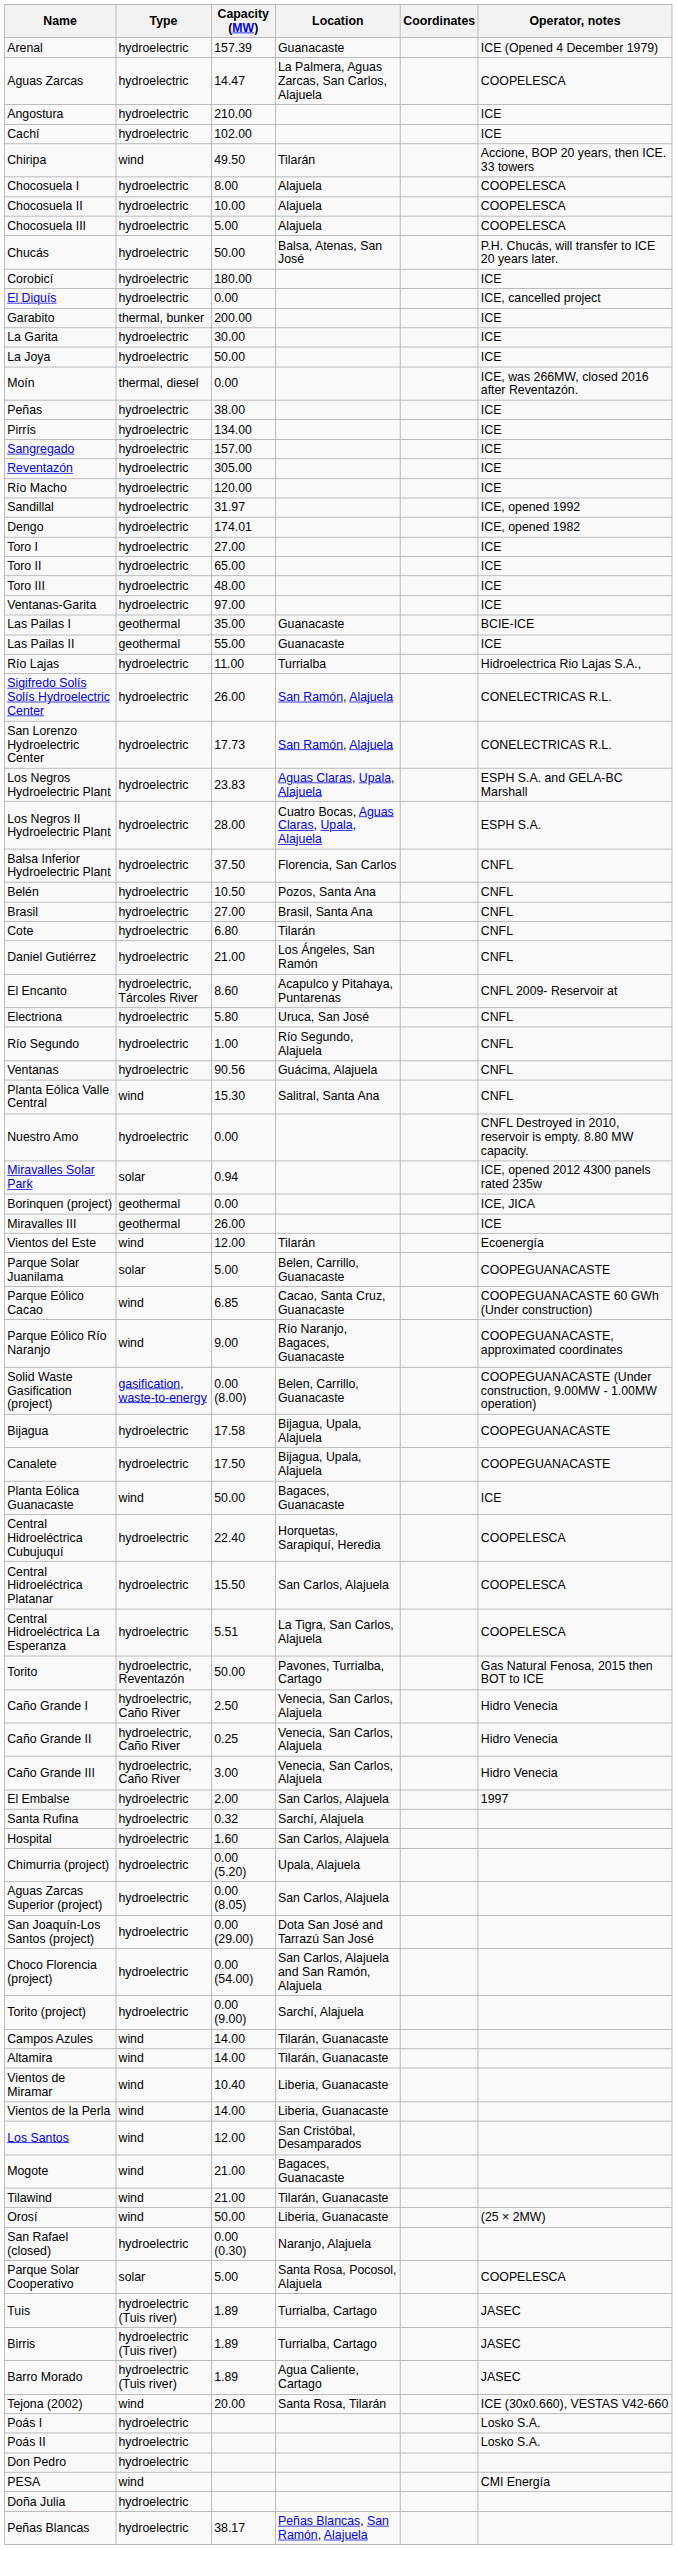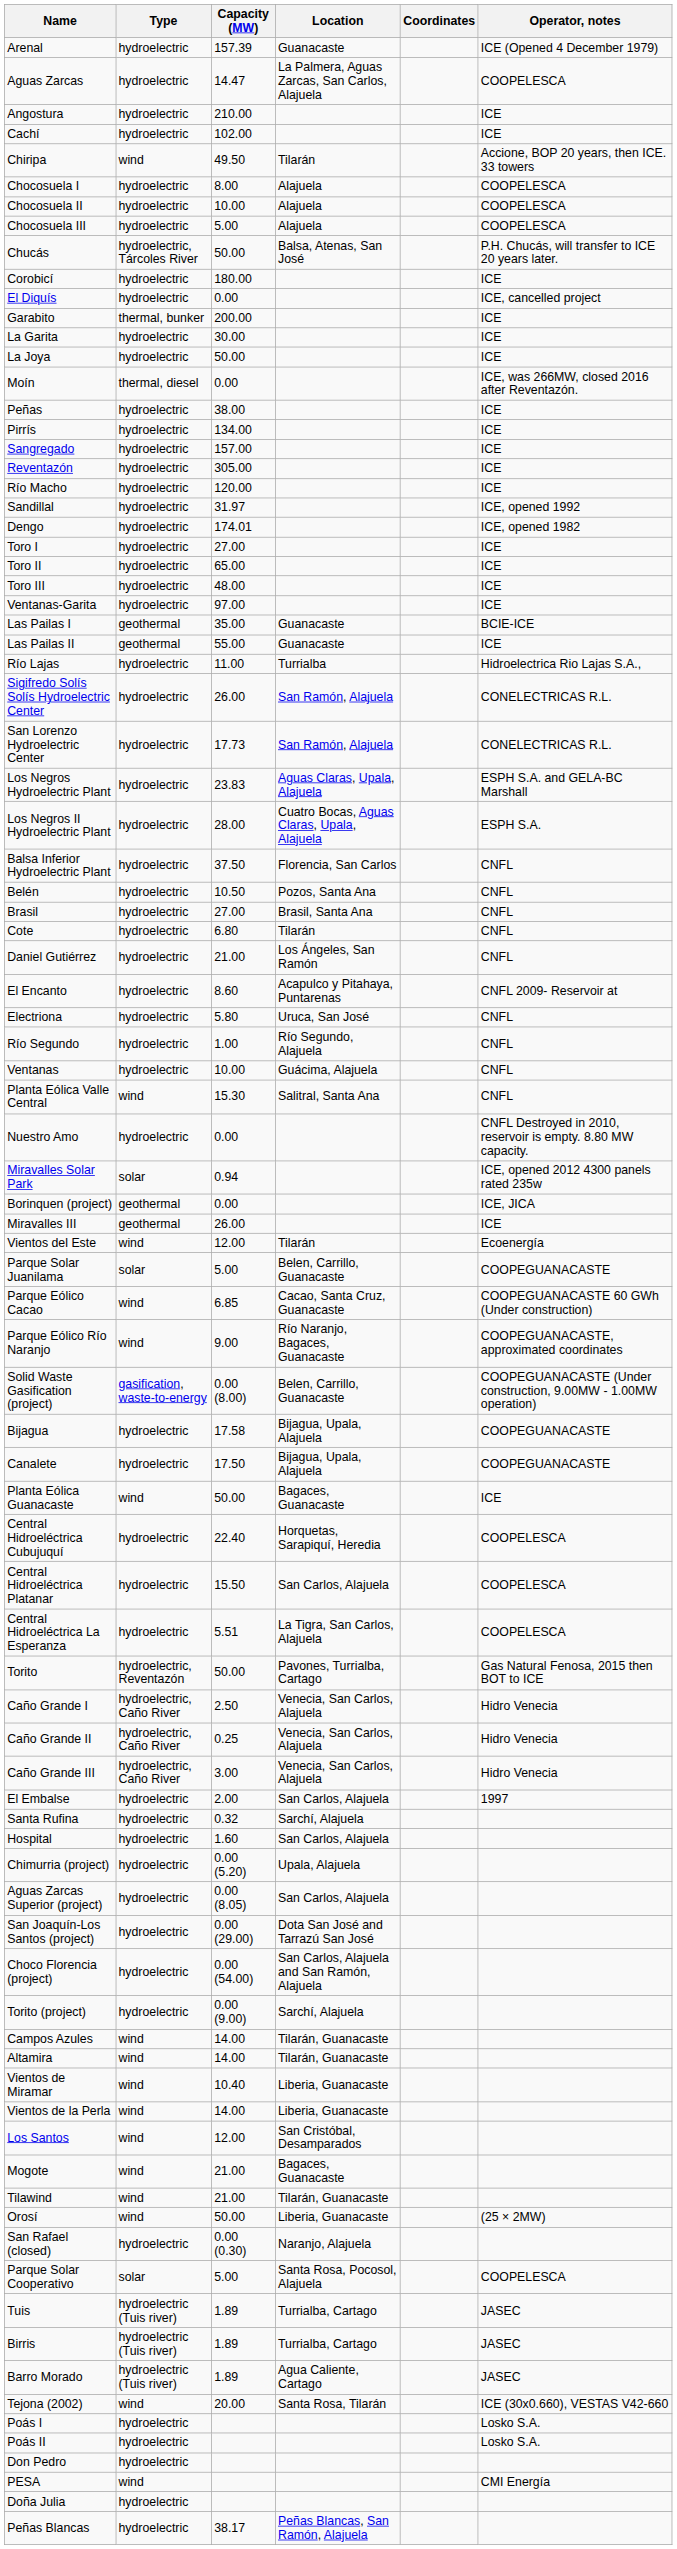(153, 252) hydroelectric -> (158, 252) hydroelectric, Tárcoles River
(158, 991) hydroelectric, Tárcoles River -> (153, 991) hydroelectric
(230, 1070) 90.56 -> (230, 1070) 10.00
